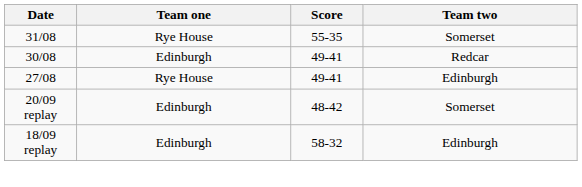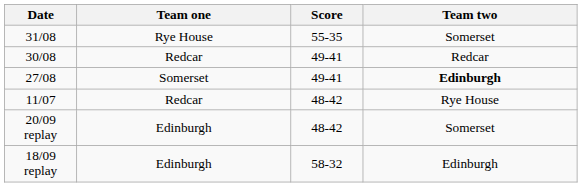(184, 57) Edinburgh -> (184, 57) Redcar
(184, 78) Rye House -> (184, 78) Somerset
(470, 78) normal -> (470, 78) bold
+ row: (41, 99)
